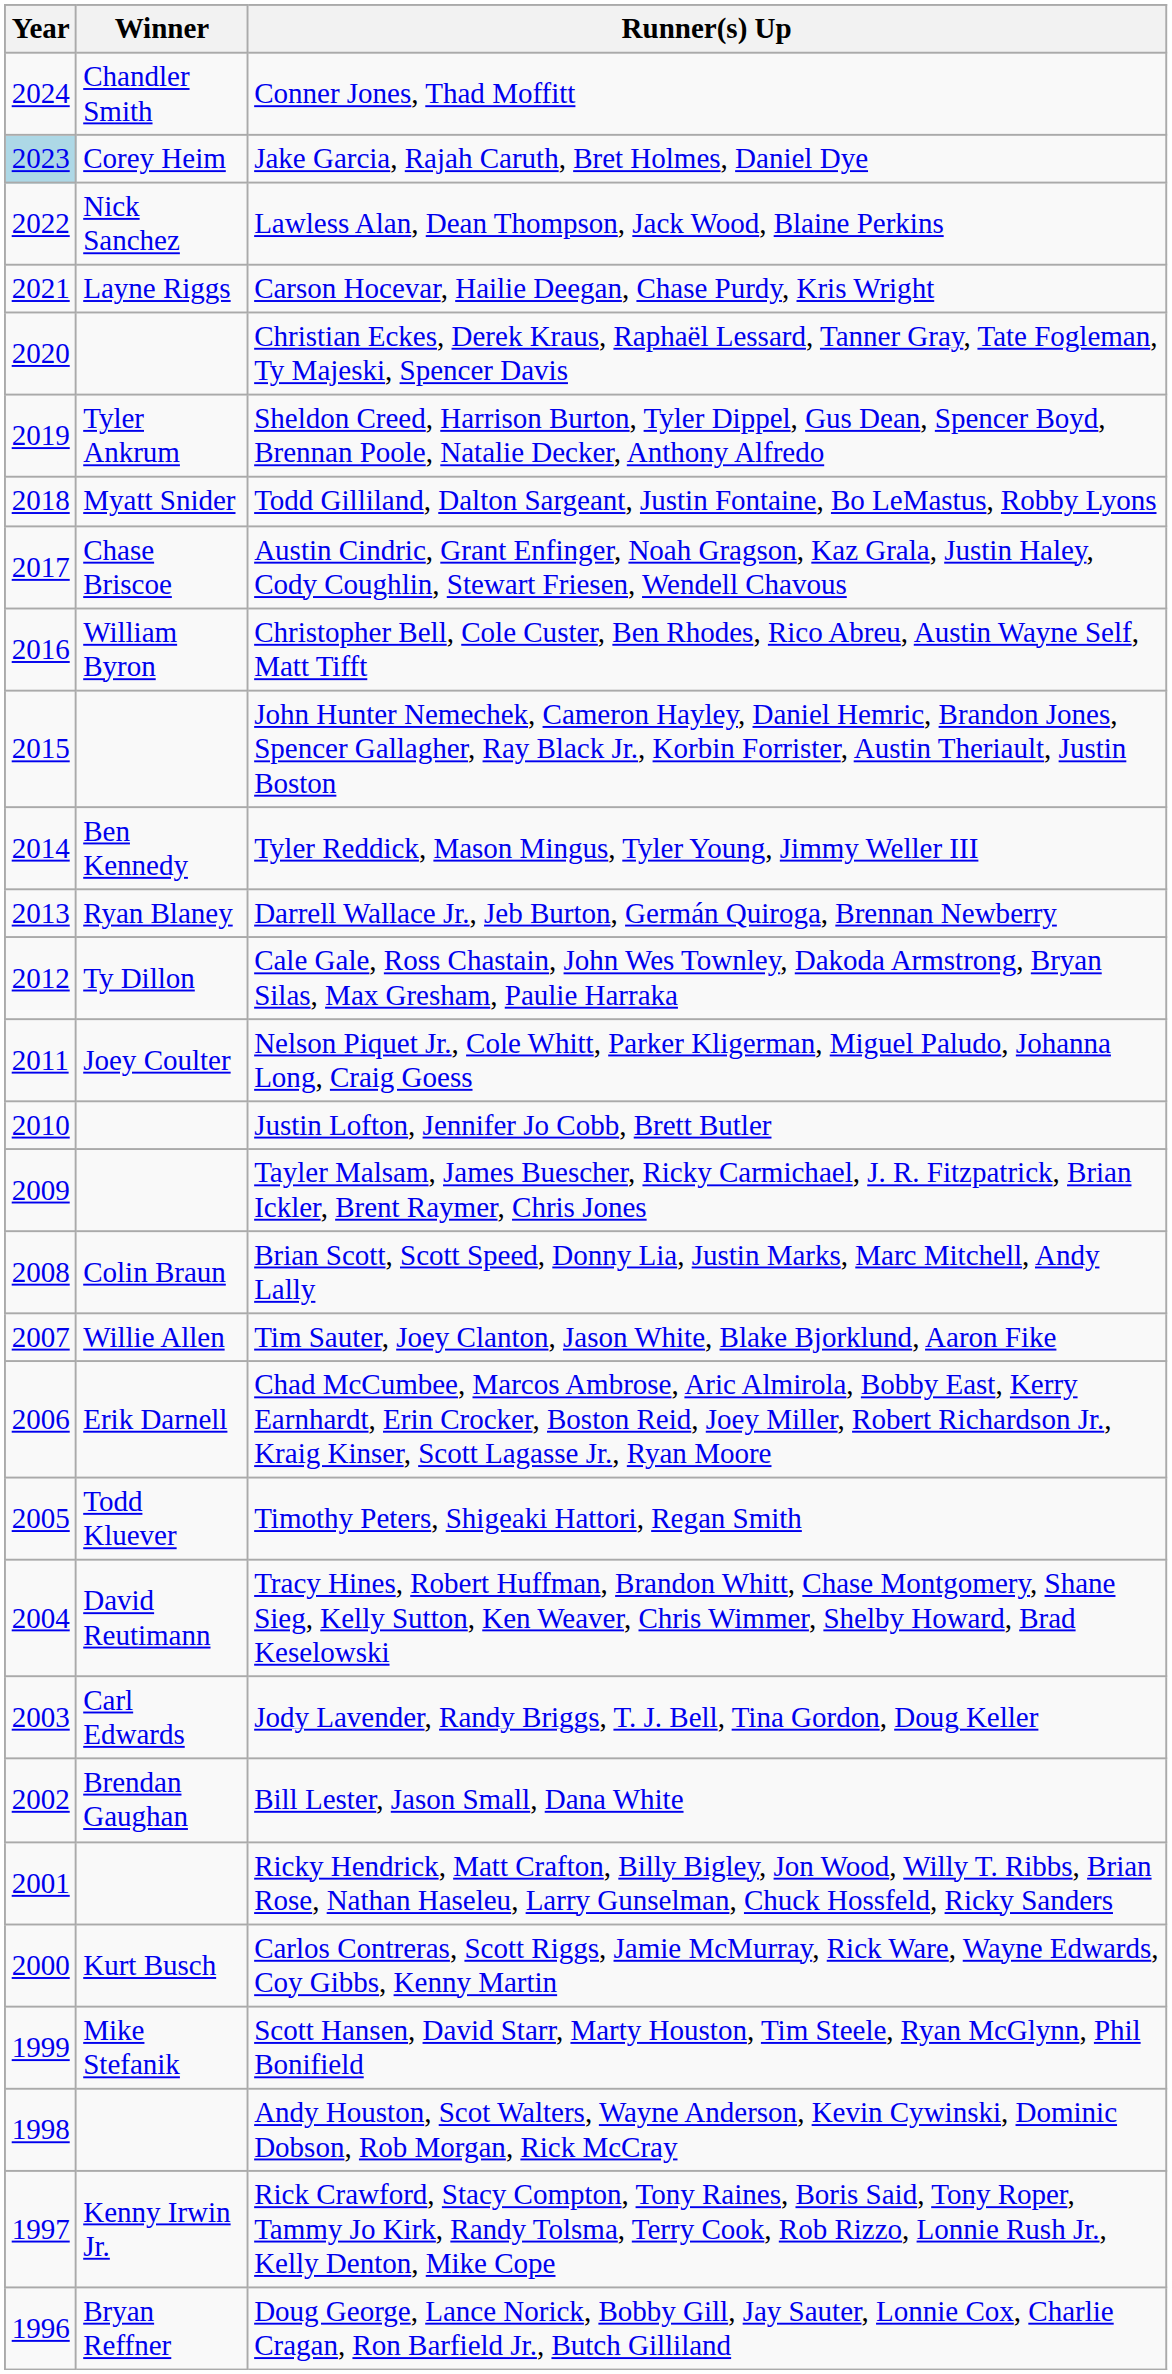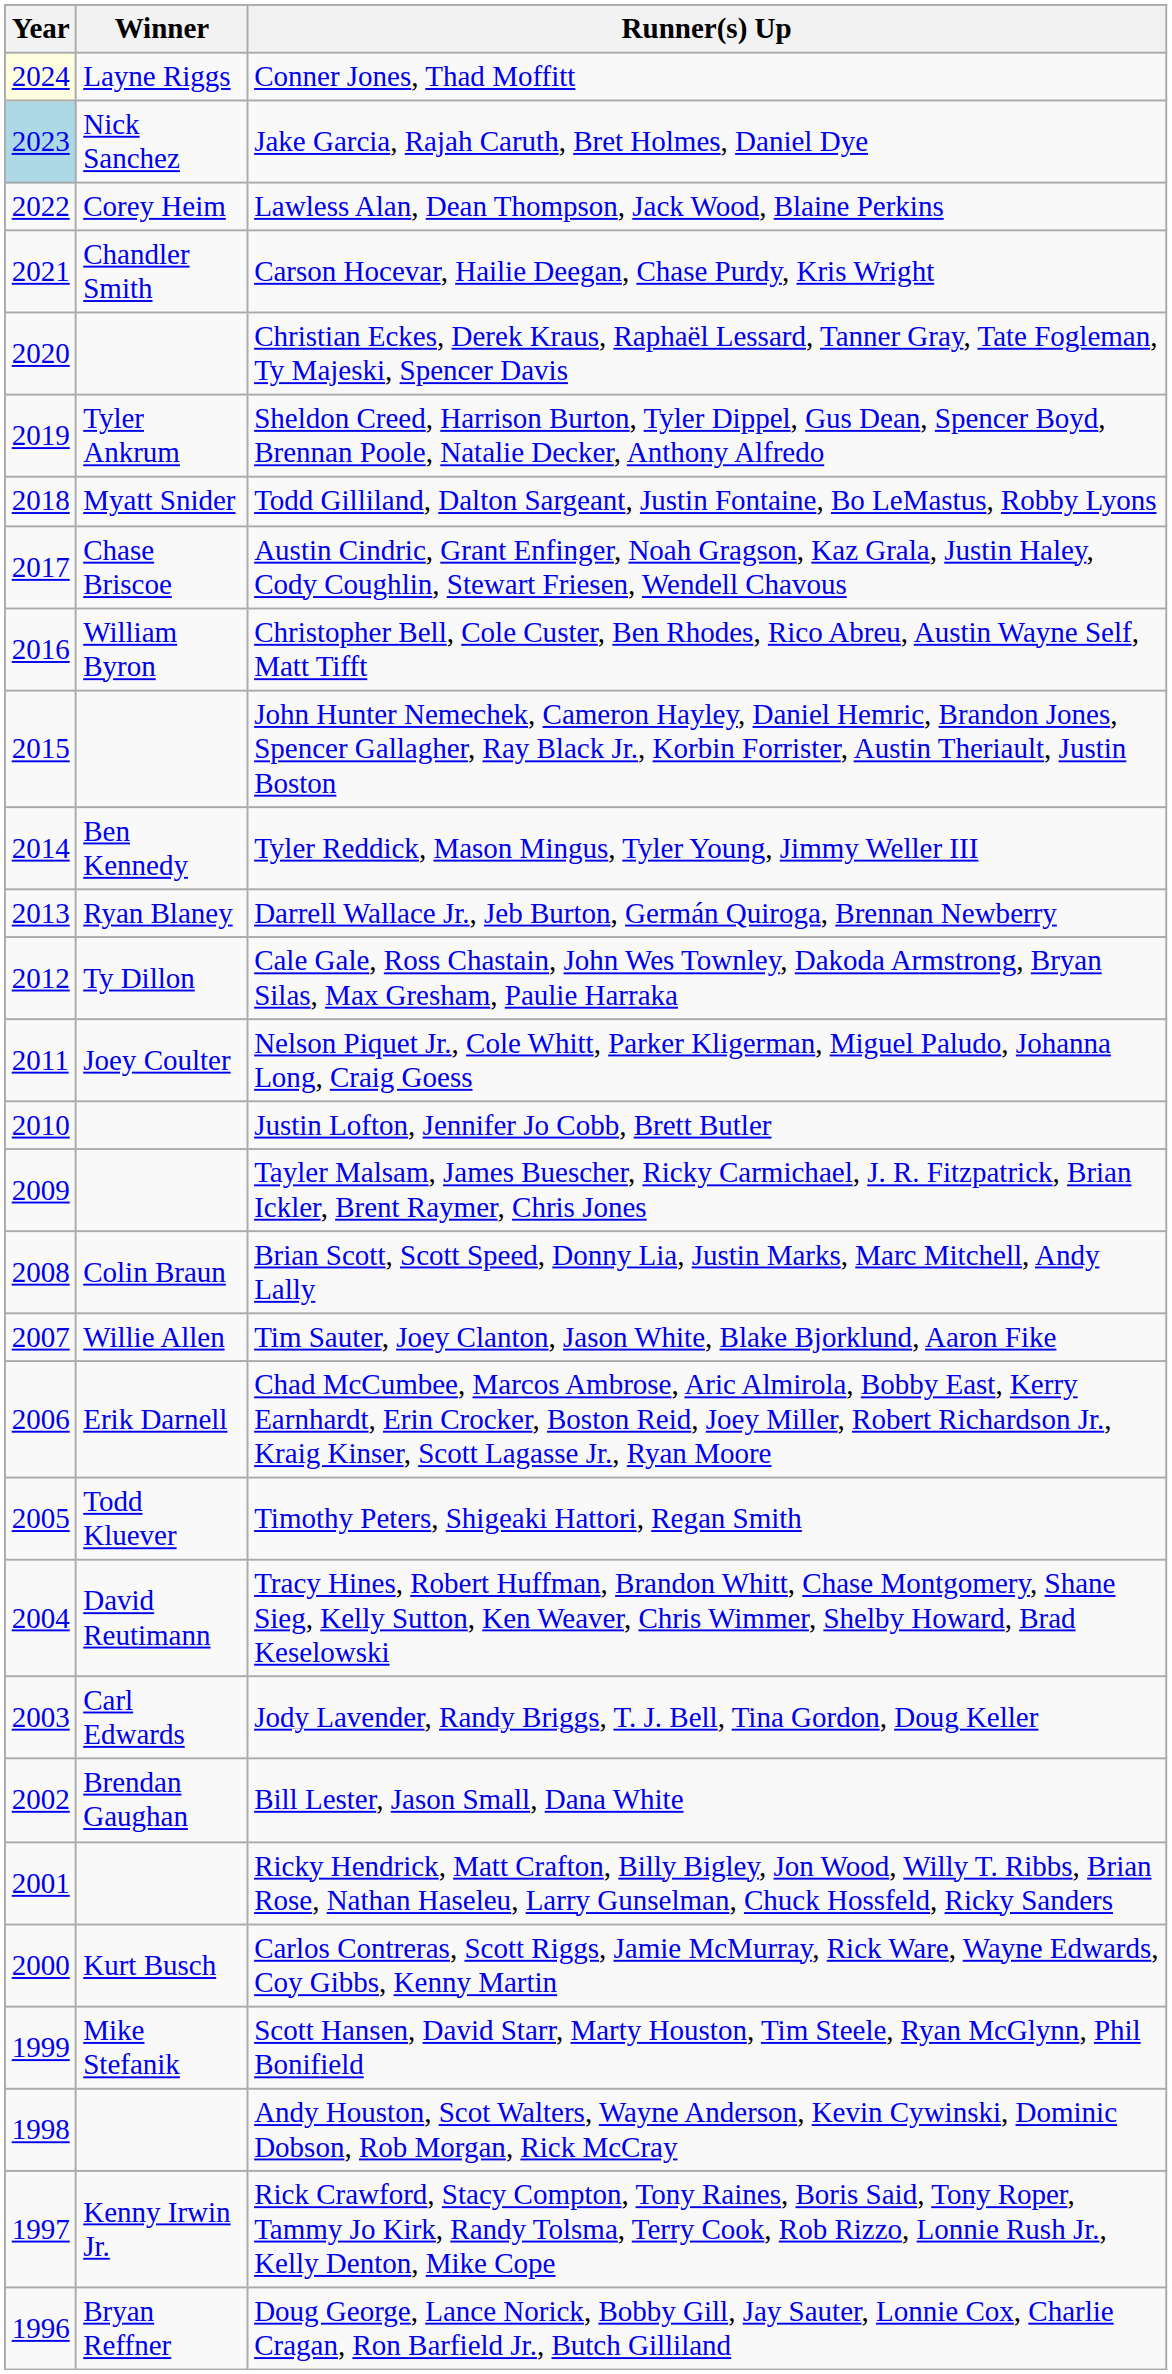(41, 93) no background -> (41, 76) lightyellow background
(136, 93) Chandler Smith -> (157, 76) Layne Riggs
(155, 158) Corey Heim -> (132, 141) Nick Sanchez
(132, 223) Nick Sanchez -> (155, 206) Corey Heim
(157, 288) Layne Riggs -> (136, 271) Chandler Smith
